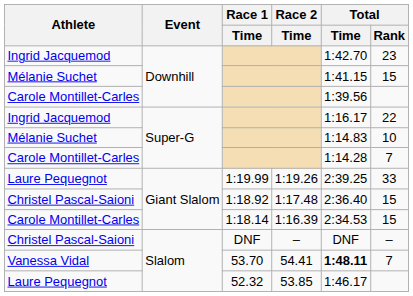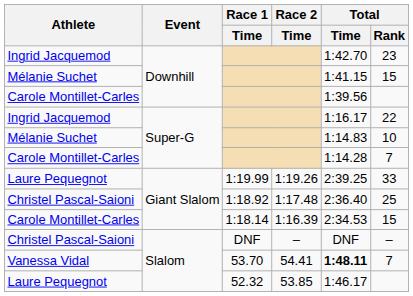(389, 199) 15 -> (389, 199) 25
